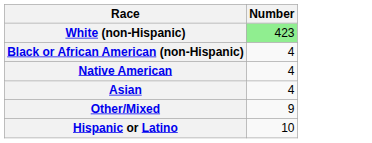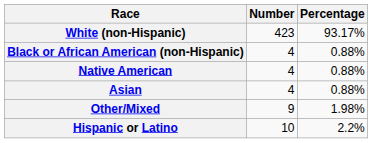+ column: (332, 14)
(284, 33) lightgreen background -> (284, 33) no background
